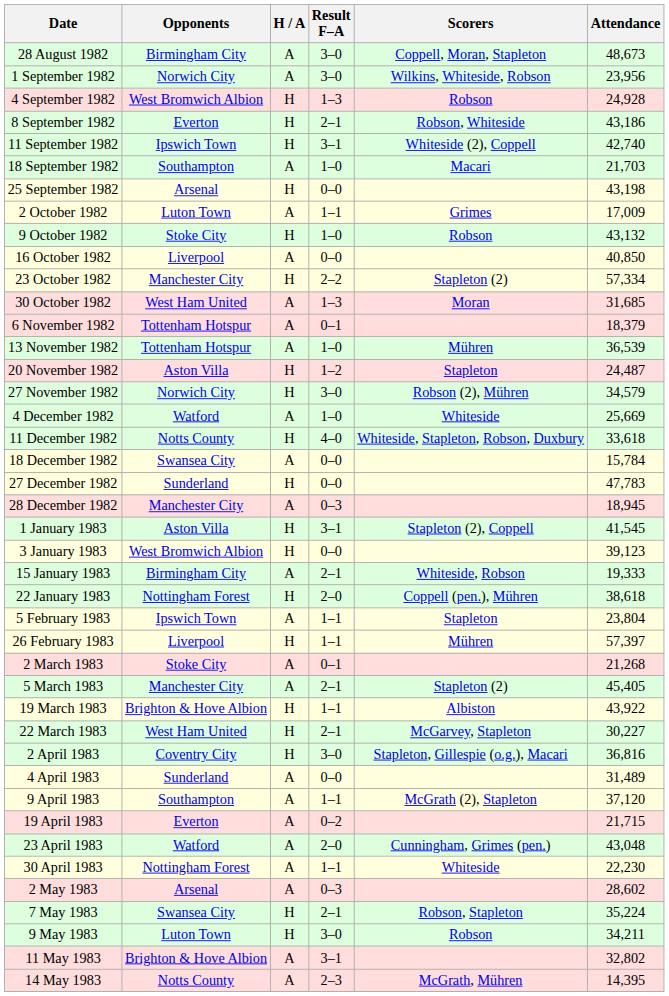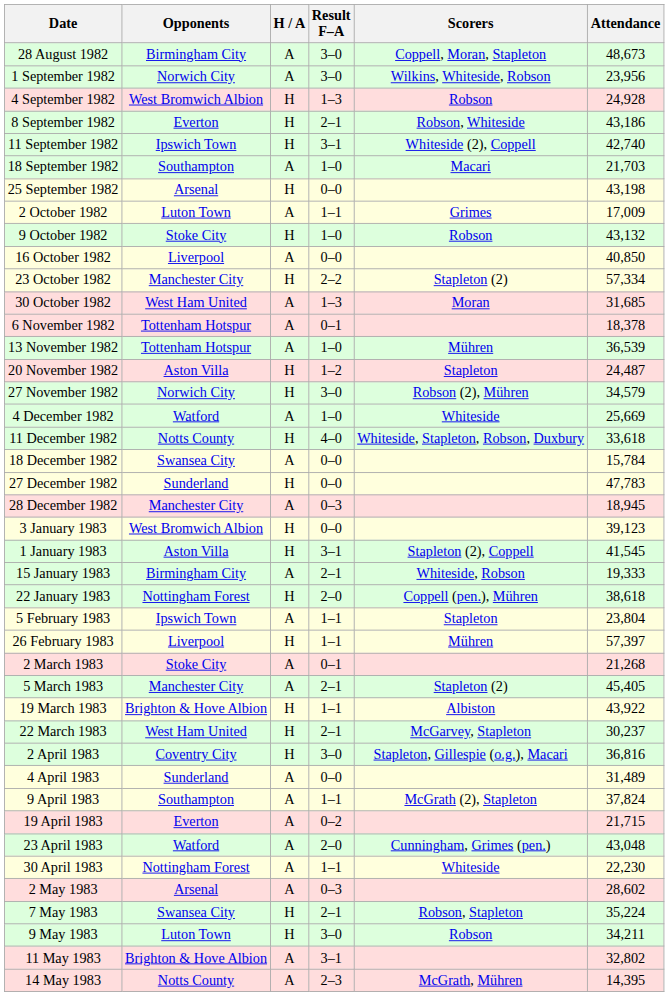(626, 325) 18,379 -> (626, 325) 18,378
rows swapped: (63, 528) <-> (63, 551)
(626, 731) 30,227 -> (626, 731) 30,237
(626, 799) 37,120 -> (626, 799) 37,824
